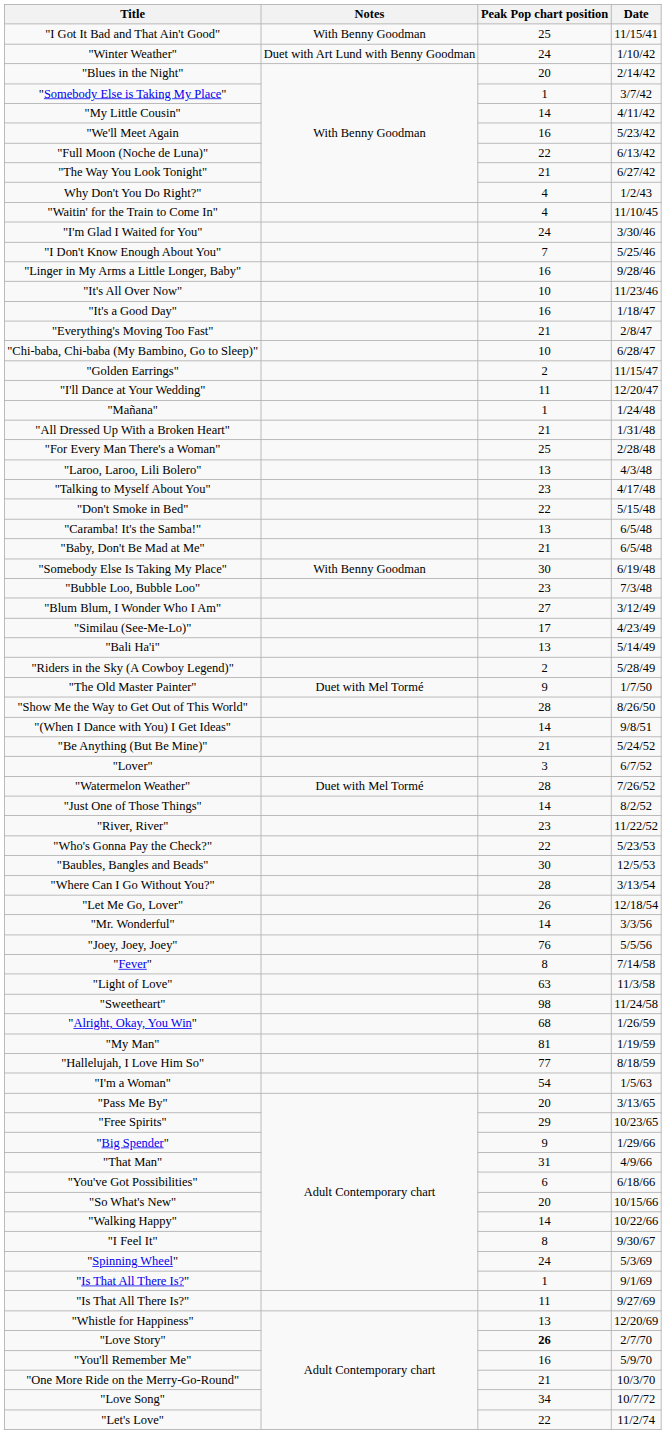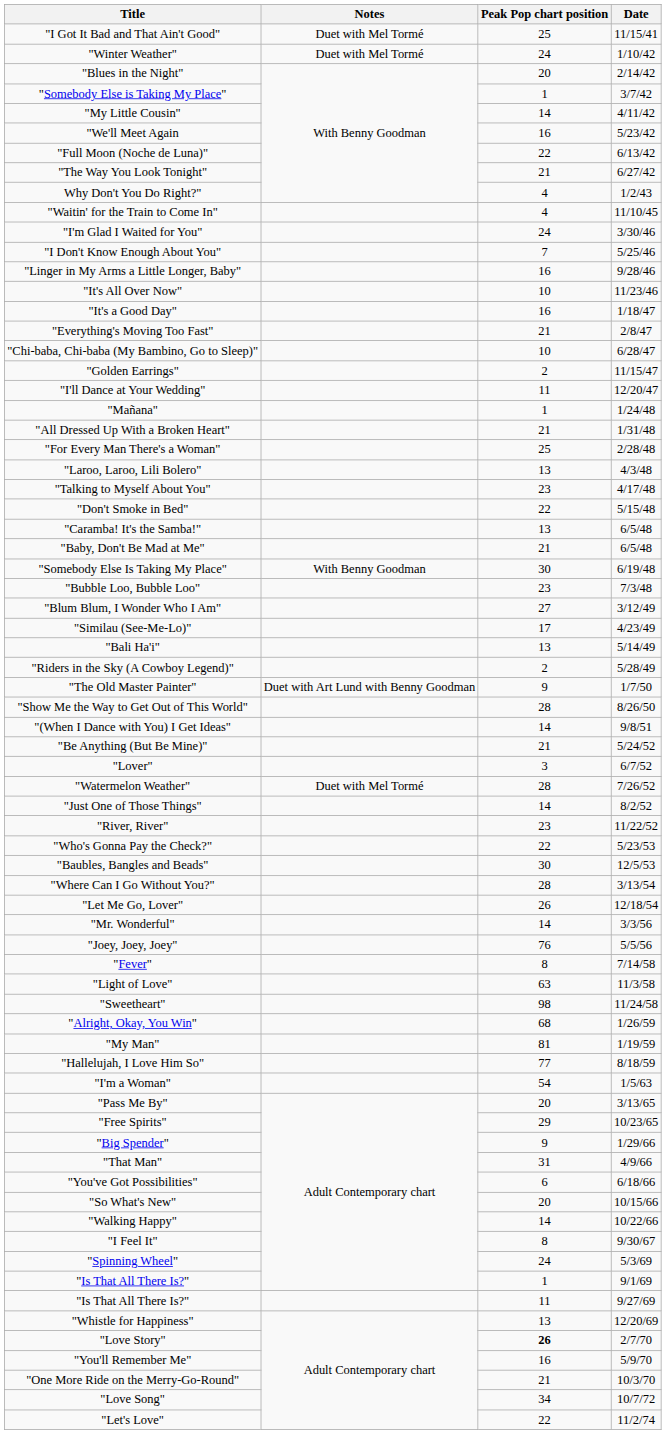(369, 34) With Benny Goodman -> (369, 34) Duet with Mel Tormé
(369, 53) Duet with Art Lund with Benny Goodman -> (369, 53) Duet with Mel Tormé
(369, 687) Duet with Mel Tormé -> (369, 687) Duet with Art Lund with Benny Goodman
